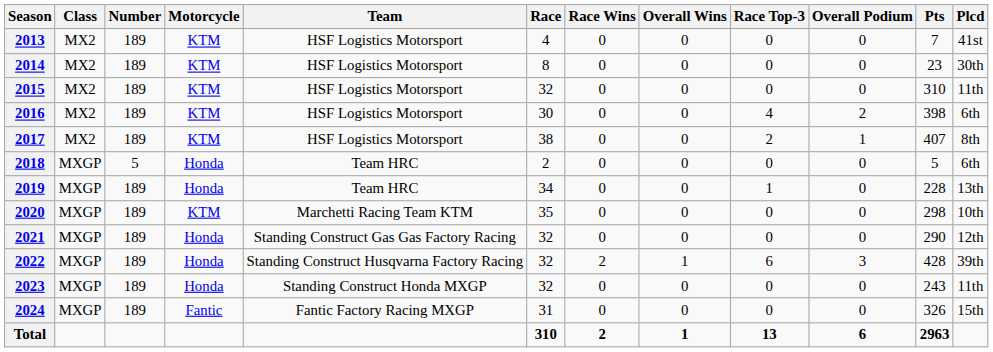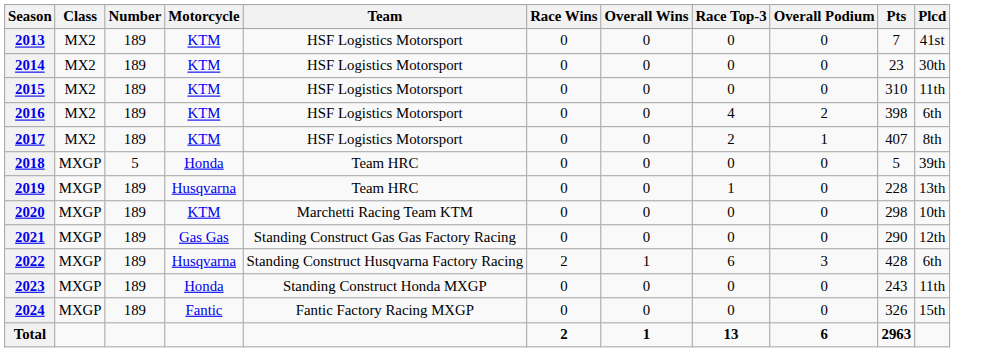- column: (546, 16)
(970, 163) 6th -> (932, 163) 39th
(204, 187) Honda -> (204, 187) Husqvarna
(204, 236) Honda -> (204, 236) Gas Gas
(204, 260) Honda -> (204, 260) Husqvarna
(970, 260) 39th -> (932, 260) 6th
